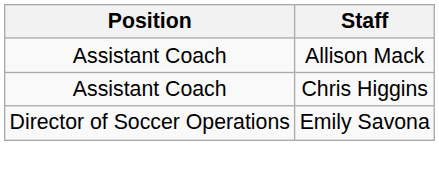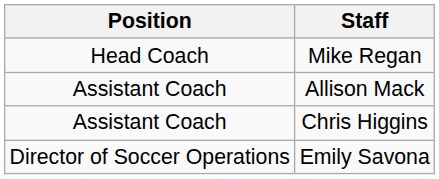+ row: (365, 55)
